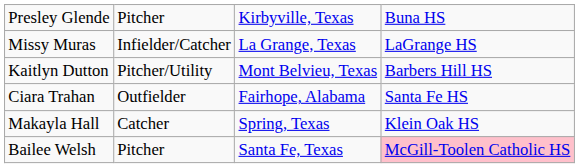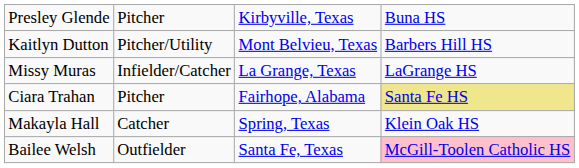rows swapped: (52, 44) <-> (59, 70)
(151, 96) Outfielder -> (141, 96) Pitcher
(426, 96) no background -> (426, 96) khaki background
(141, 149) Pitcher -> (151, 149) Outfielder
